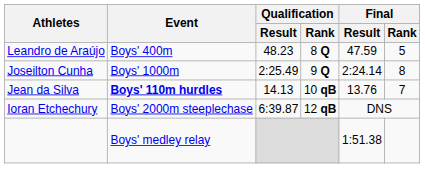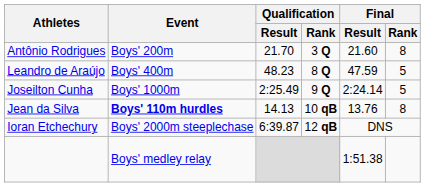+ row: (56, 52)
(402, 71) 8 -> (403, 90) 5
(402, 90) 7 -> (403, 109) 8
